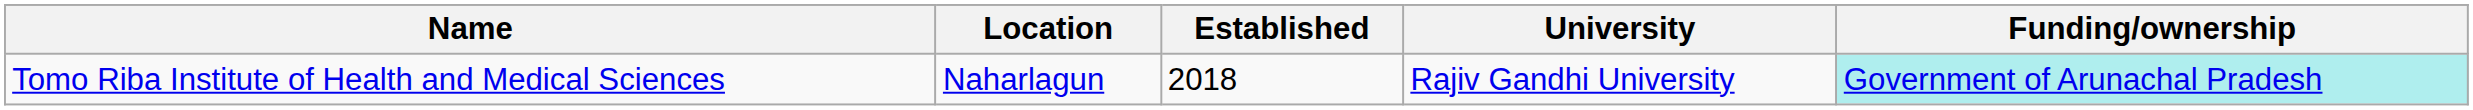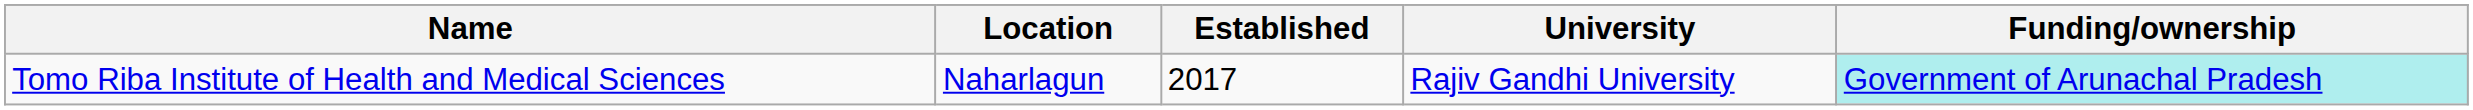(1203, 78) 2018 -> (1203, 78) 2017
